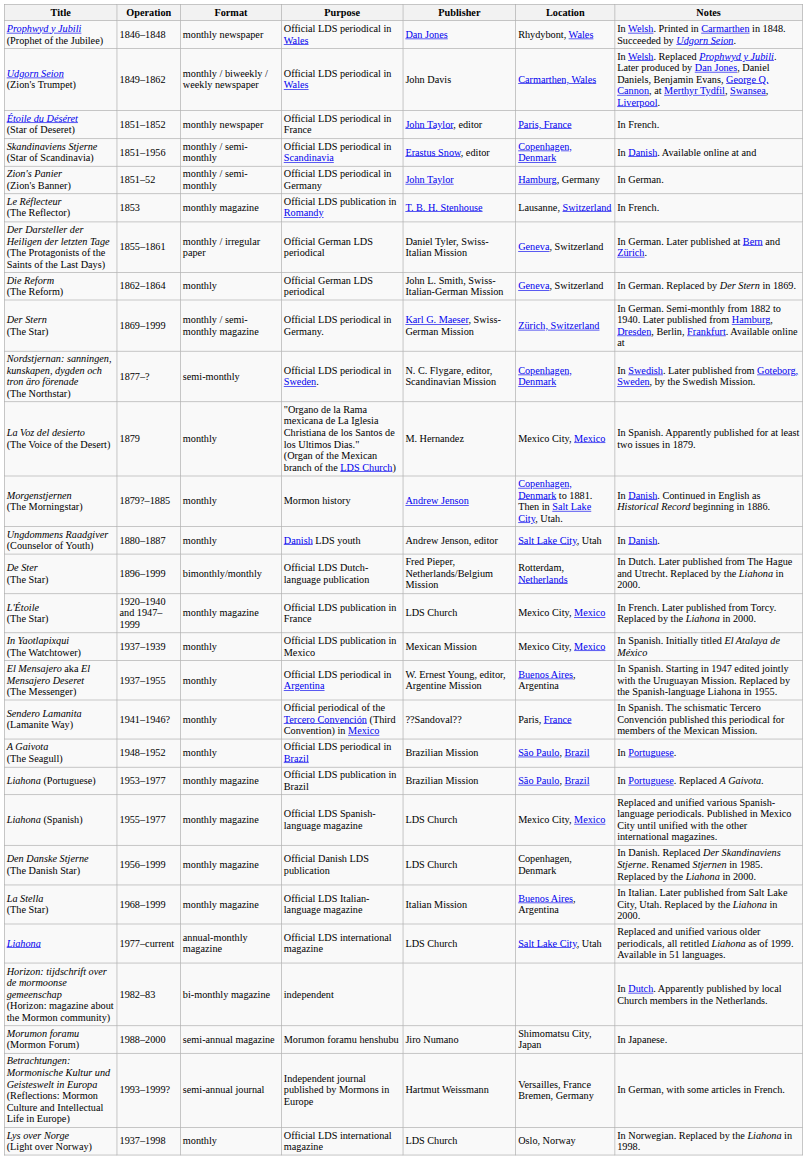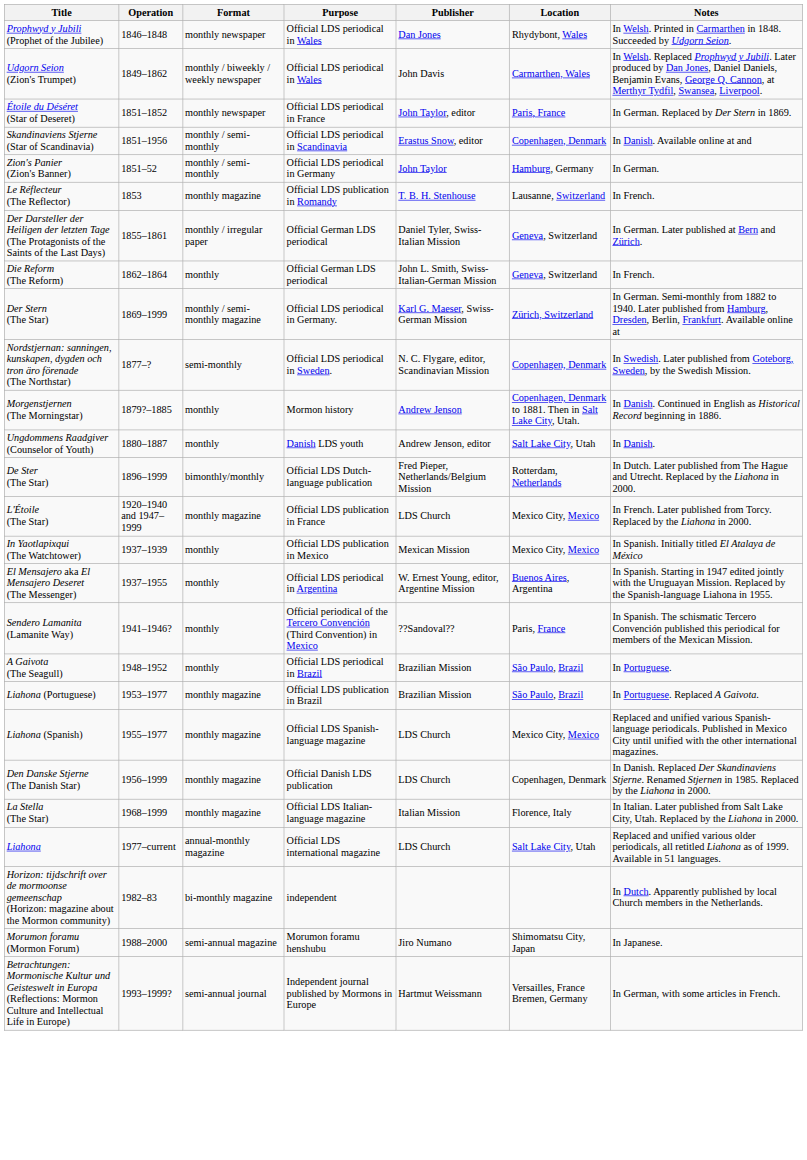(638, 124) In French. -> (702, 113) In German. Replaced by Der Stern in 1869.
(707, 286) In German. Replaced by Der Stern in 1869. -> (633, 275) In French.
- row: (59, 438)
(547, 904) Buenos Aires, Argentina -> (542, 813) Florence, Italy
- row: (49, 1141)
